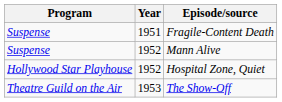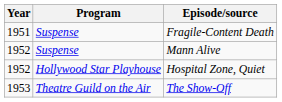columns swapped: (149, 13) <-> (70, 13)
